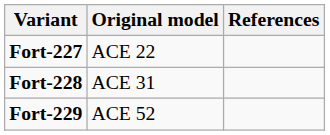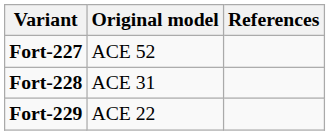(123, 51) ACE 22 -> (123, 51) ACE 52
(123, 113) ACE 52 -> (123, 113) ACE 22
